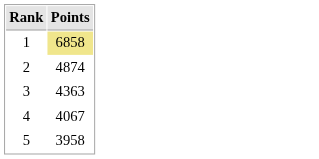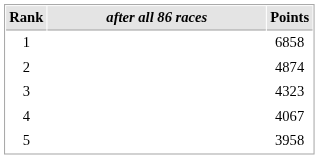+ column: (157, 17)
(70, 43) khaki background -> (290, 43) no background
(70, 91) 4363 -> (290, 91) 4323
